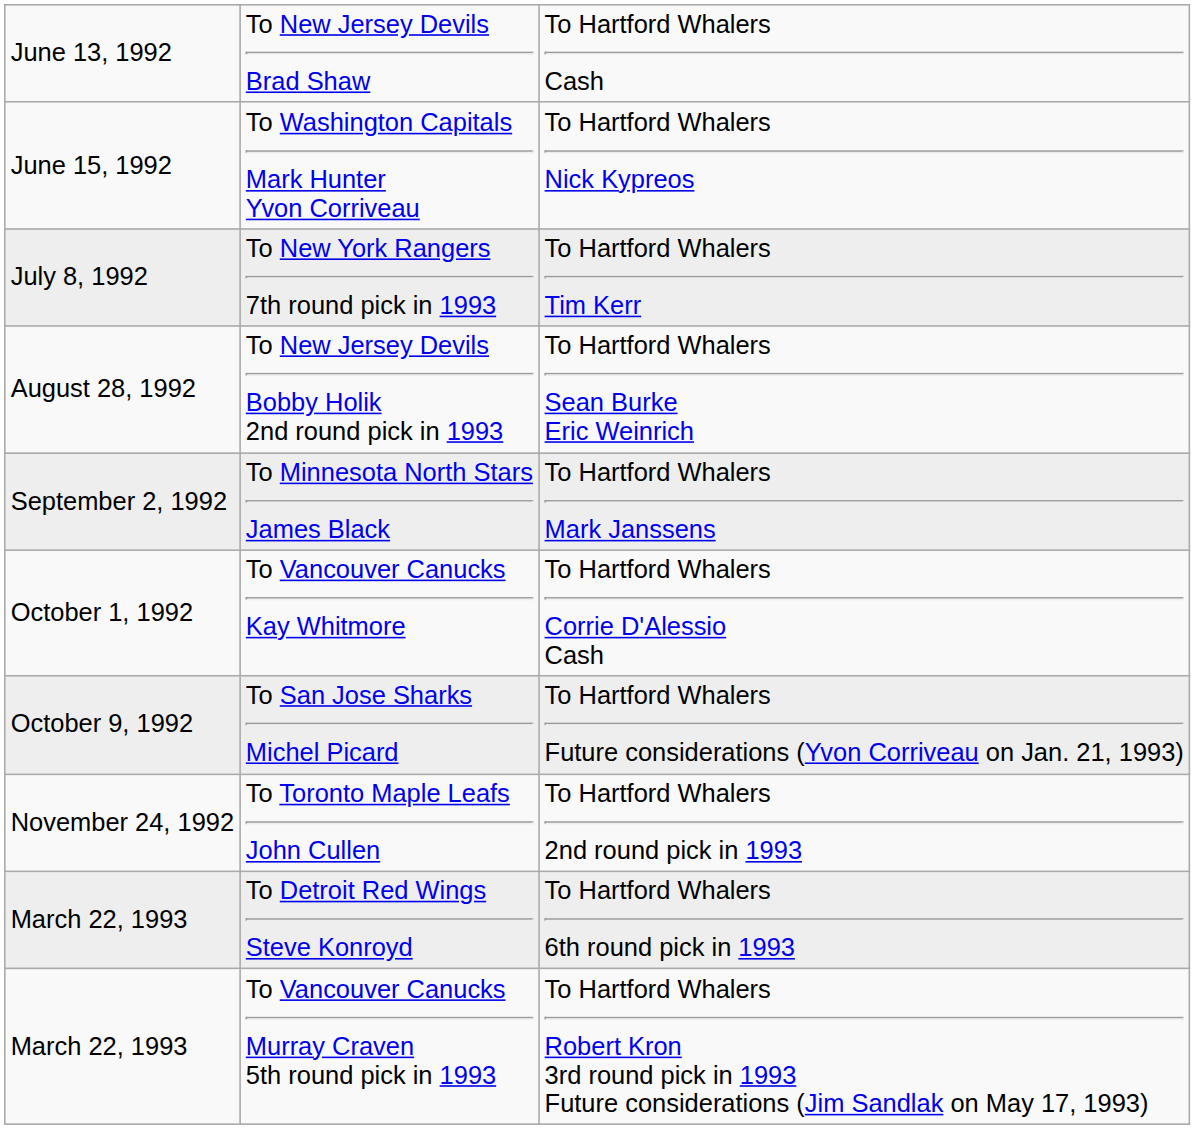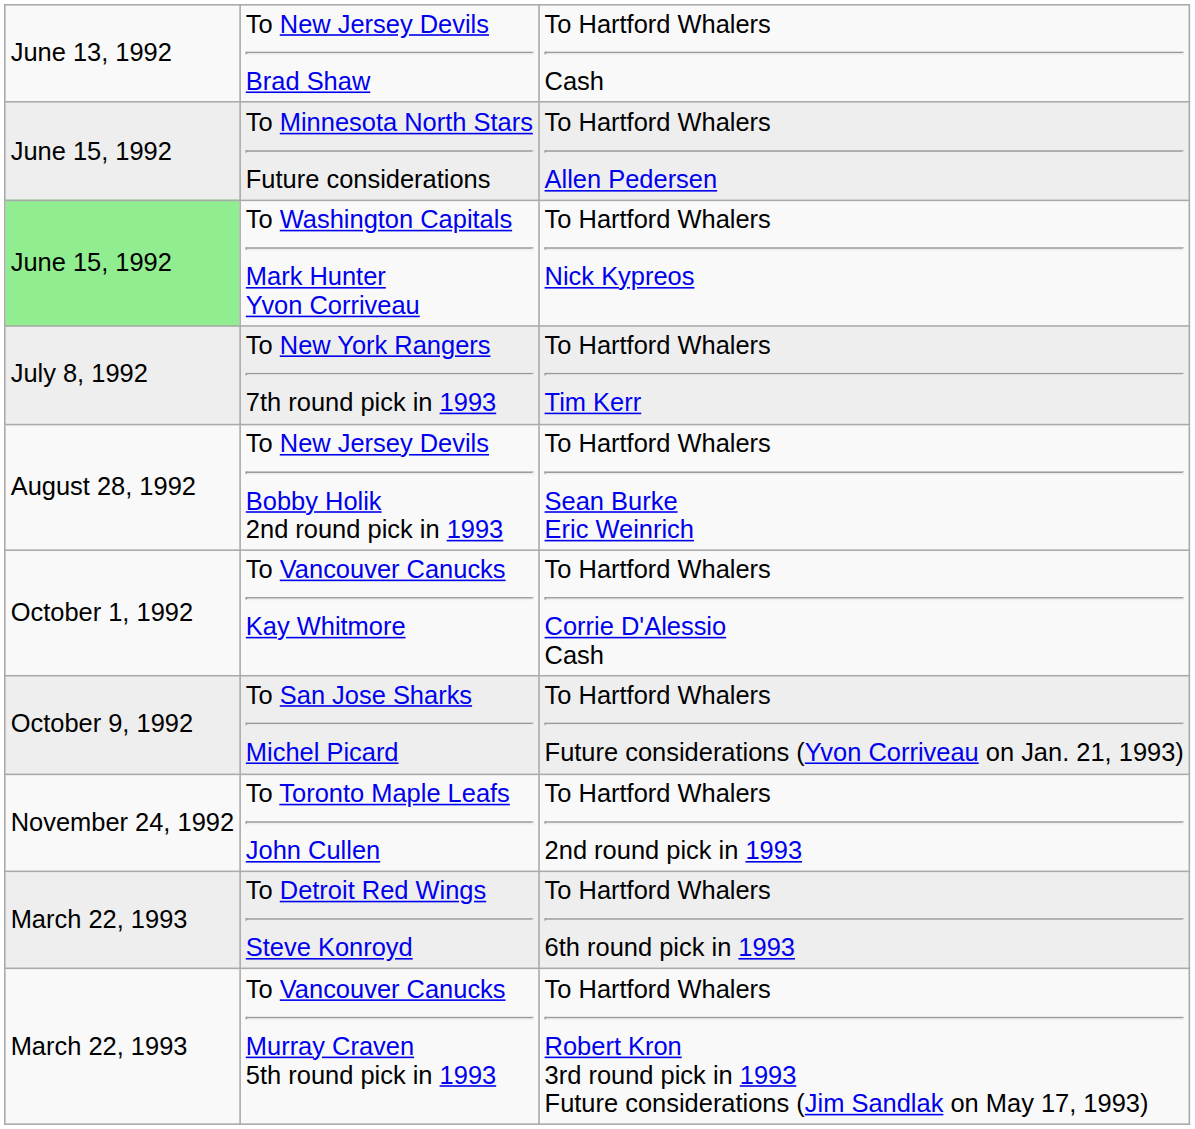+ row: (389, 150)
(91, 165) no background -> (91, 262) lightgreen background
- row: (389, 500)
